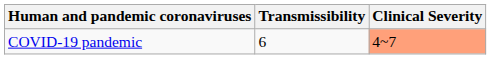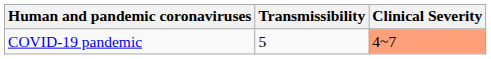(262, 41) 6 -> (262, 41) 5
